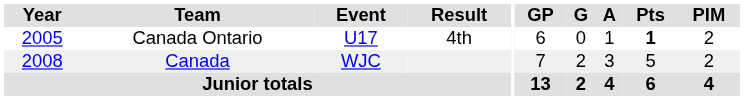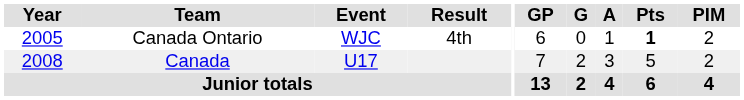(361, 38) U17 -> (361, 38) WJC
(361, 61) WJC -> (361, 61) U17
